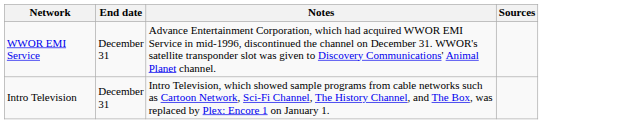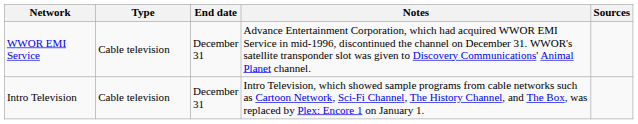+ column: (143, 13)
